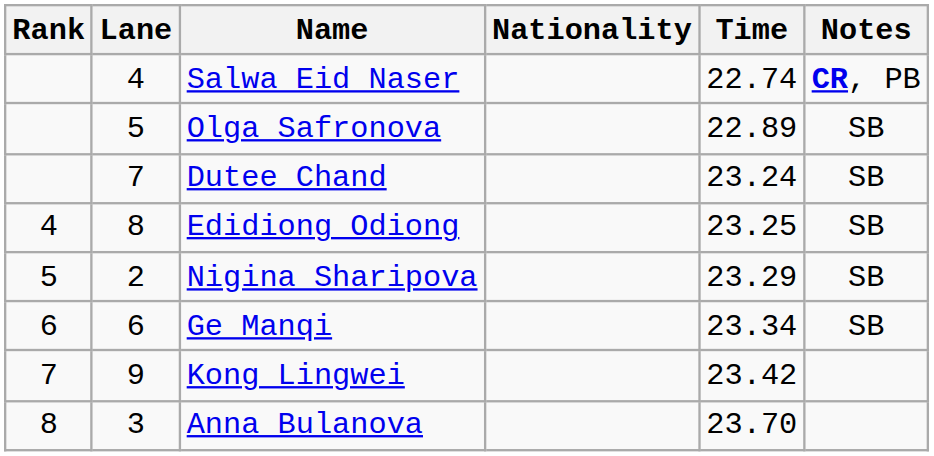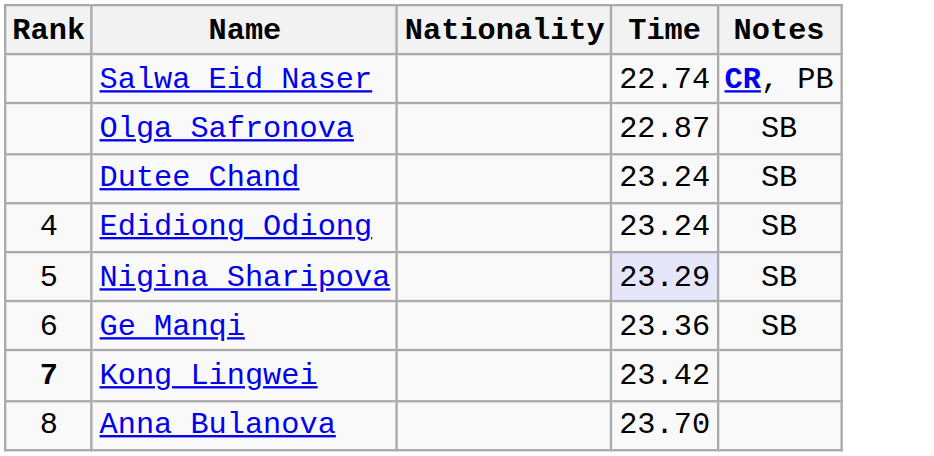- column: (136, 30)
(752, 129) 22.89 -> (665, 129) 22.87
(752, 227) 23.25 -> (665, 227) 23.24
(752, 277) no background -> (665, 277) lavender background
(752, 326) 23.34 -> (665, 326) 23.36
(49, 375) normal -> (49, 375) bold
